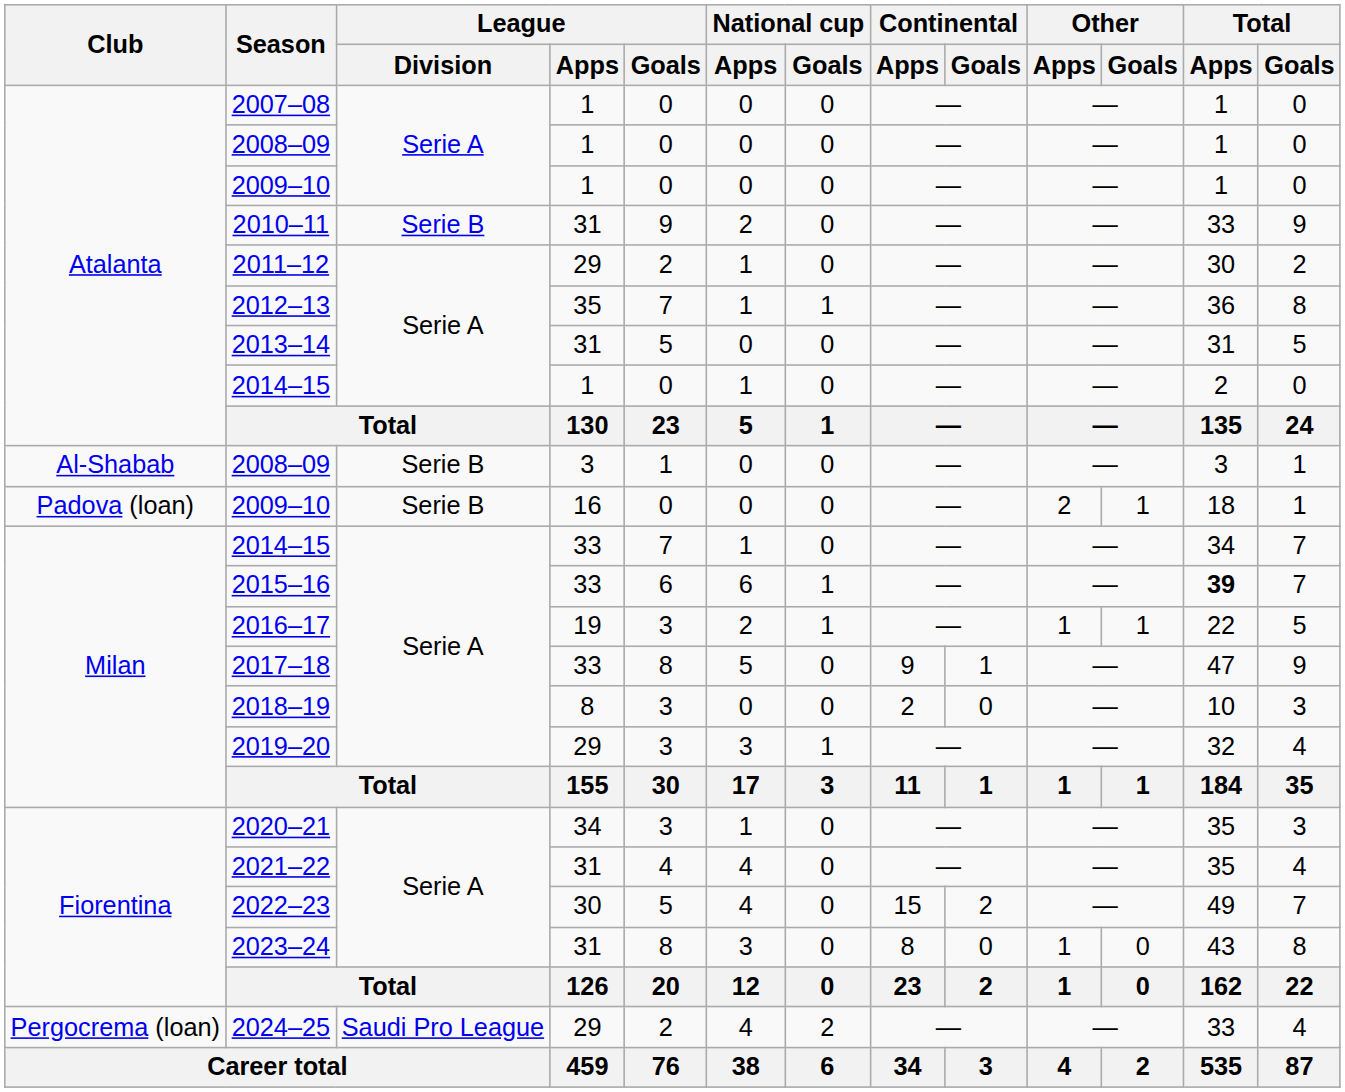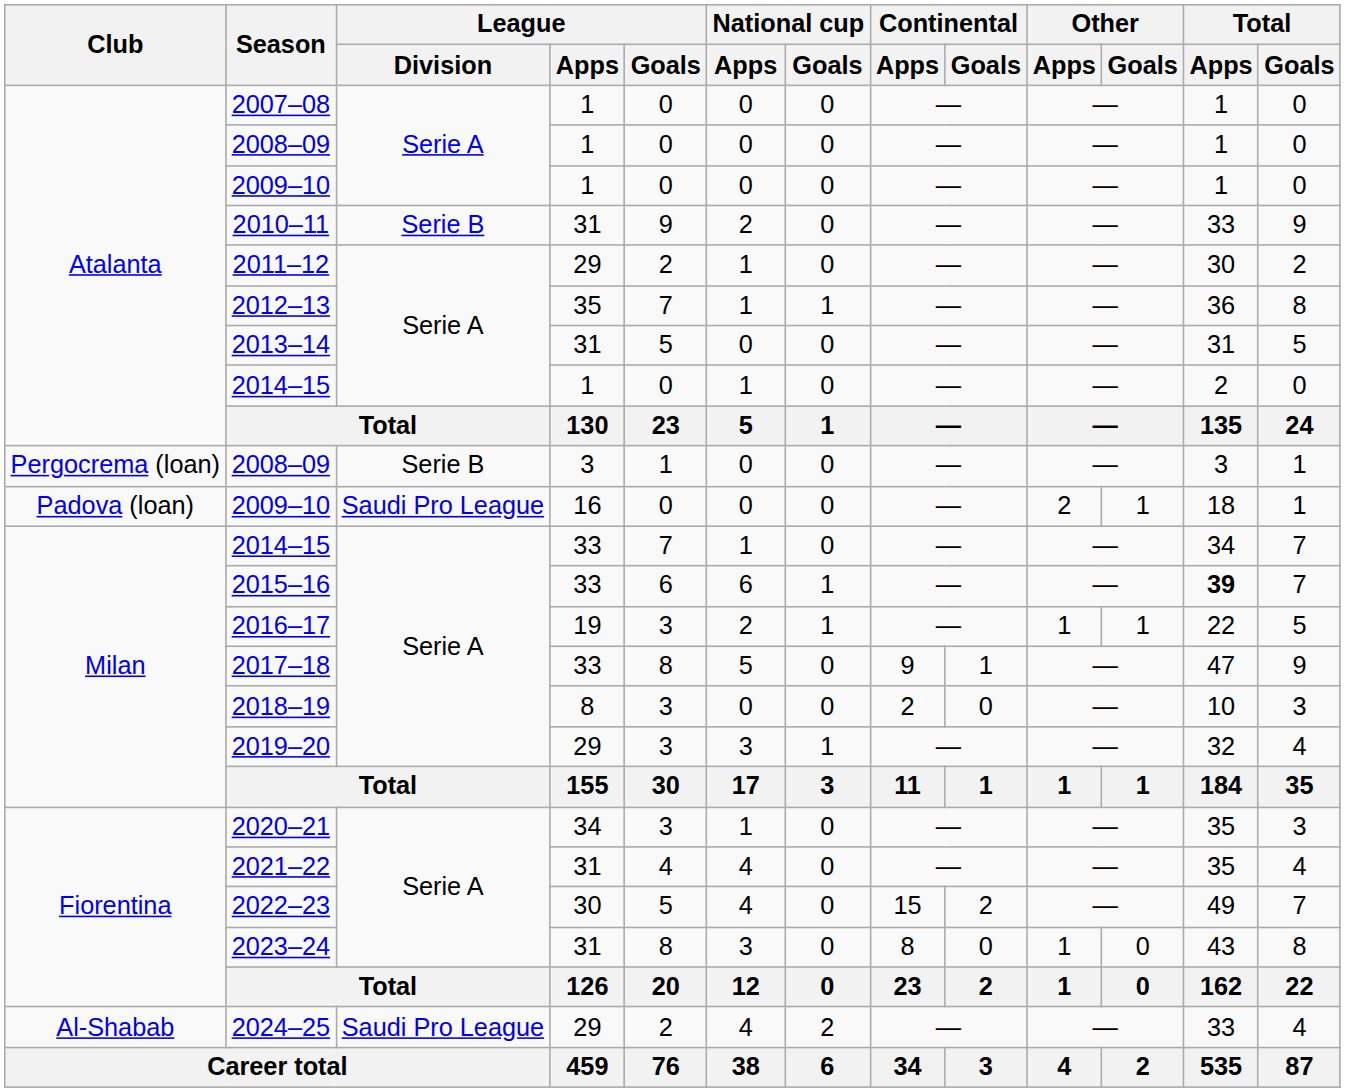(115, 465) Al-Shabab -> (115, 465) Pergocrema (loan)
(443, 505) Serie B -> (443, 505) Saudi Pro League
(115, 1026) Pergocrema (loan) -> (115, 1026) Al-Shabab
